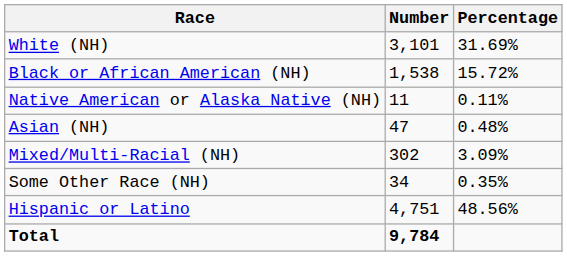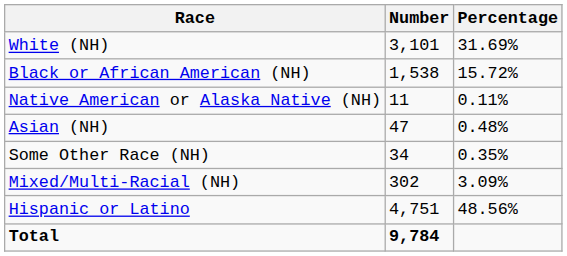rows swapped: (109, 182) <-> (124, 155)
